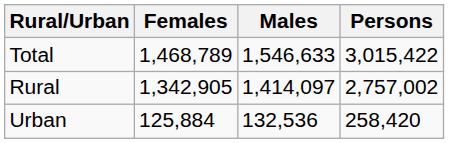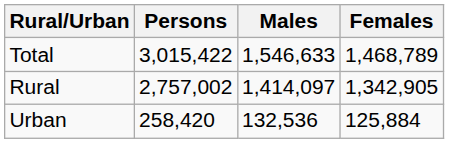columns swapped: (392, 21) <-> (186, 21)
